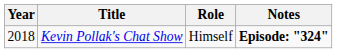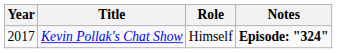(21, 36) 2018 -> (21, 36) 2017
